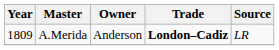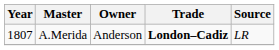(20, 34) 1809 -> (20, 34) 1807
